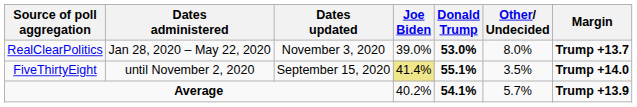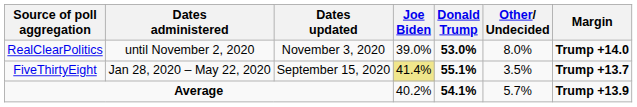(190, 50) Jan 28, 2020 – May 22, 2020 -> (190, 50) until November 2, 2020
(592, 50) Trump +13.7 -> (592, 50) Trump +14.0
(190, 71) until November 2, 2020 -> (190, 71) Jan 28, 2020 – May 22, 2020
(592, 71) Trump +14.0 -> (592, 71) Trump +13.7
